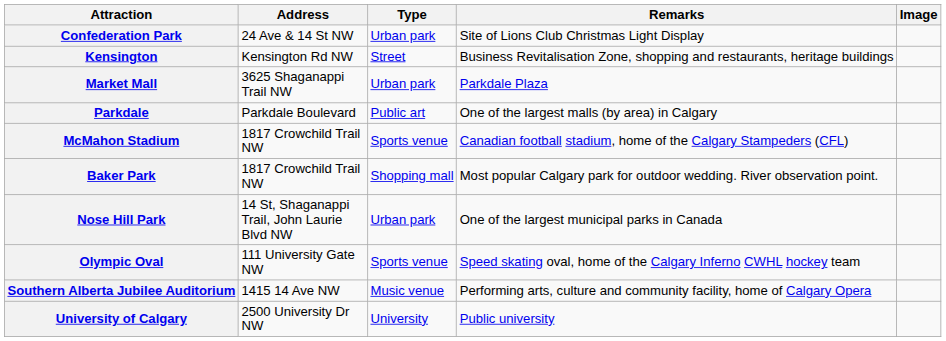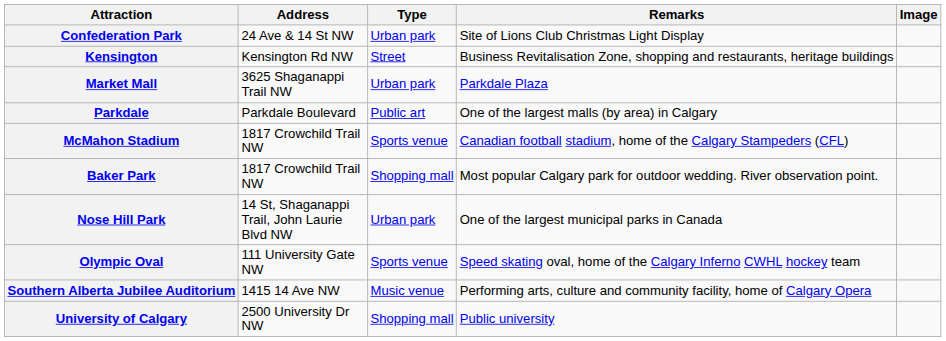(399, 318) University -> (412, 318) Shopping mall
